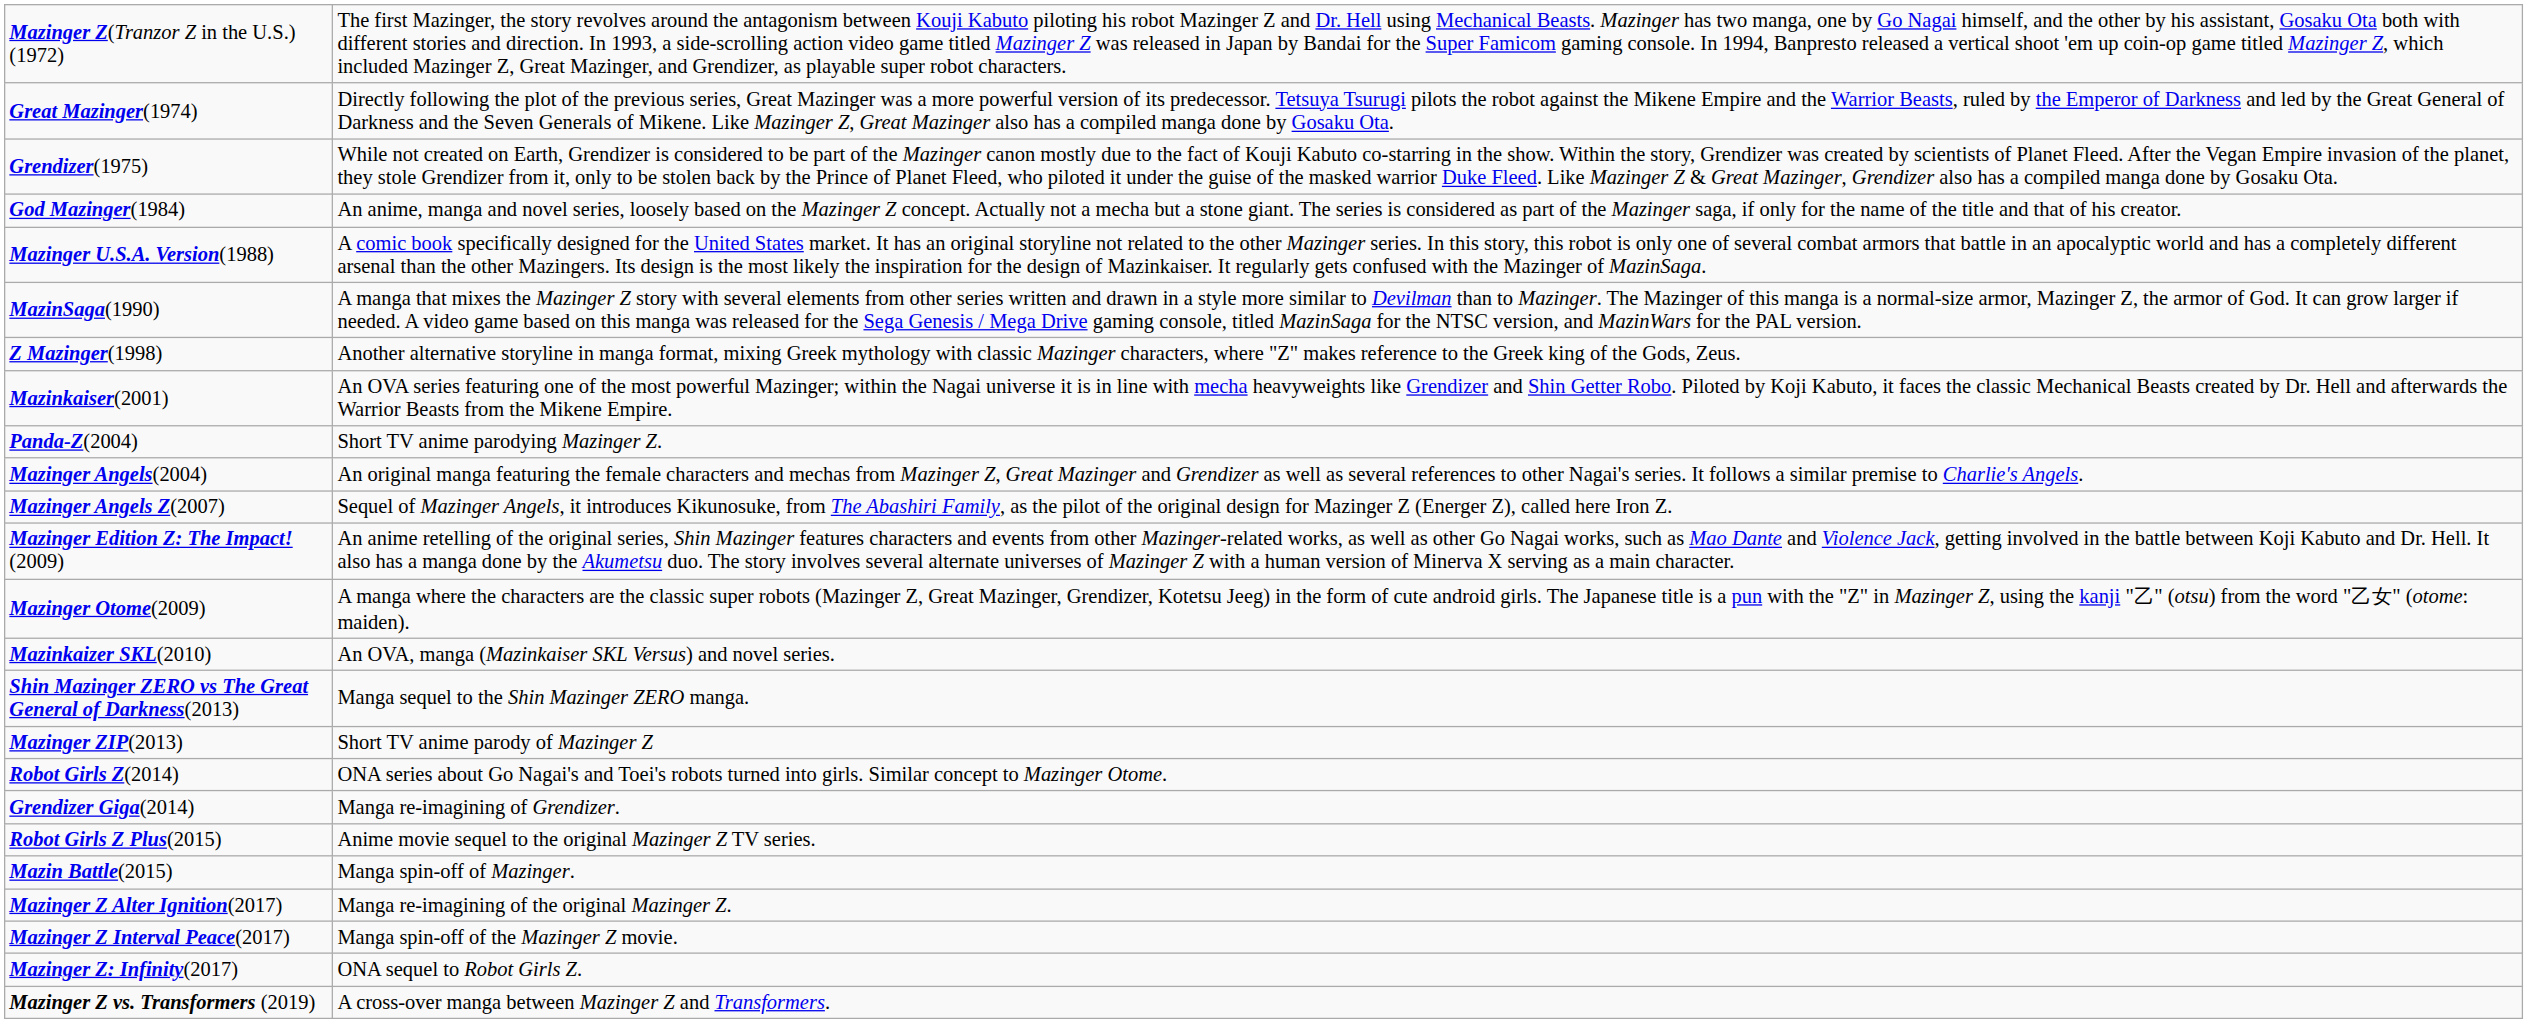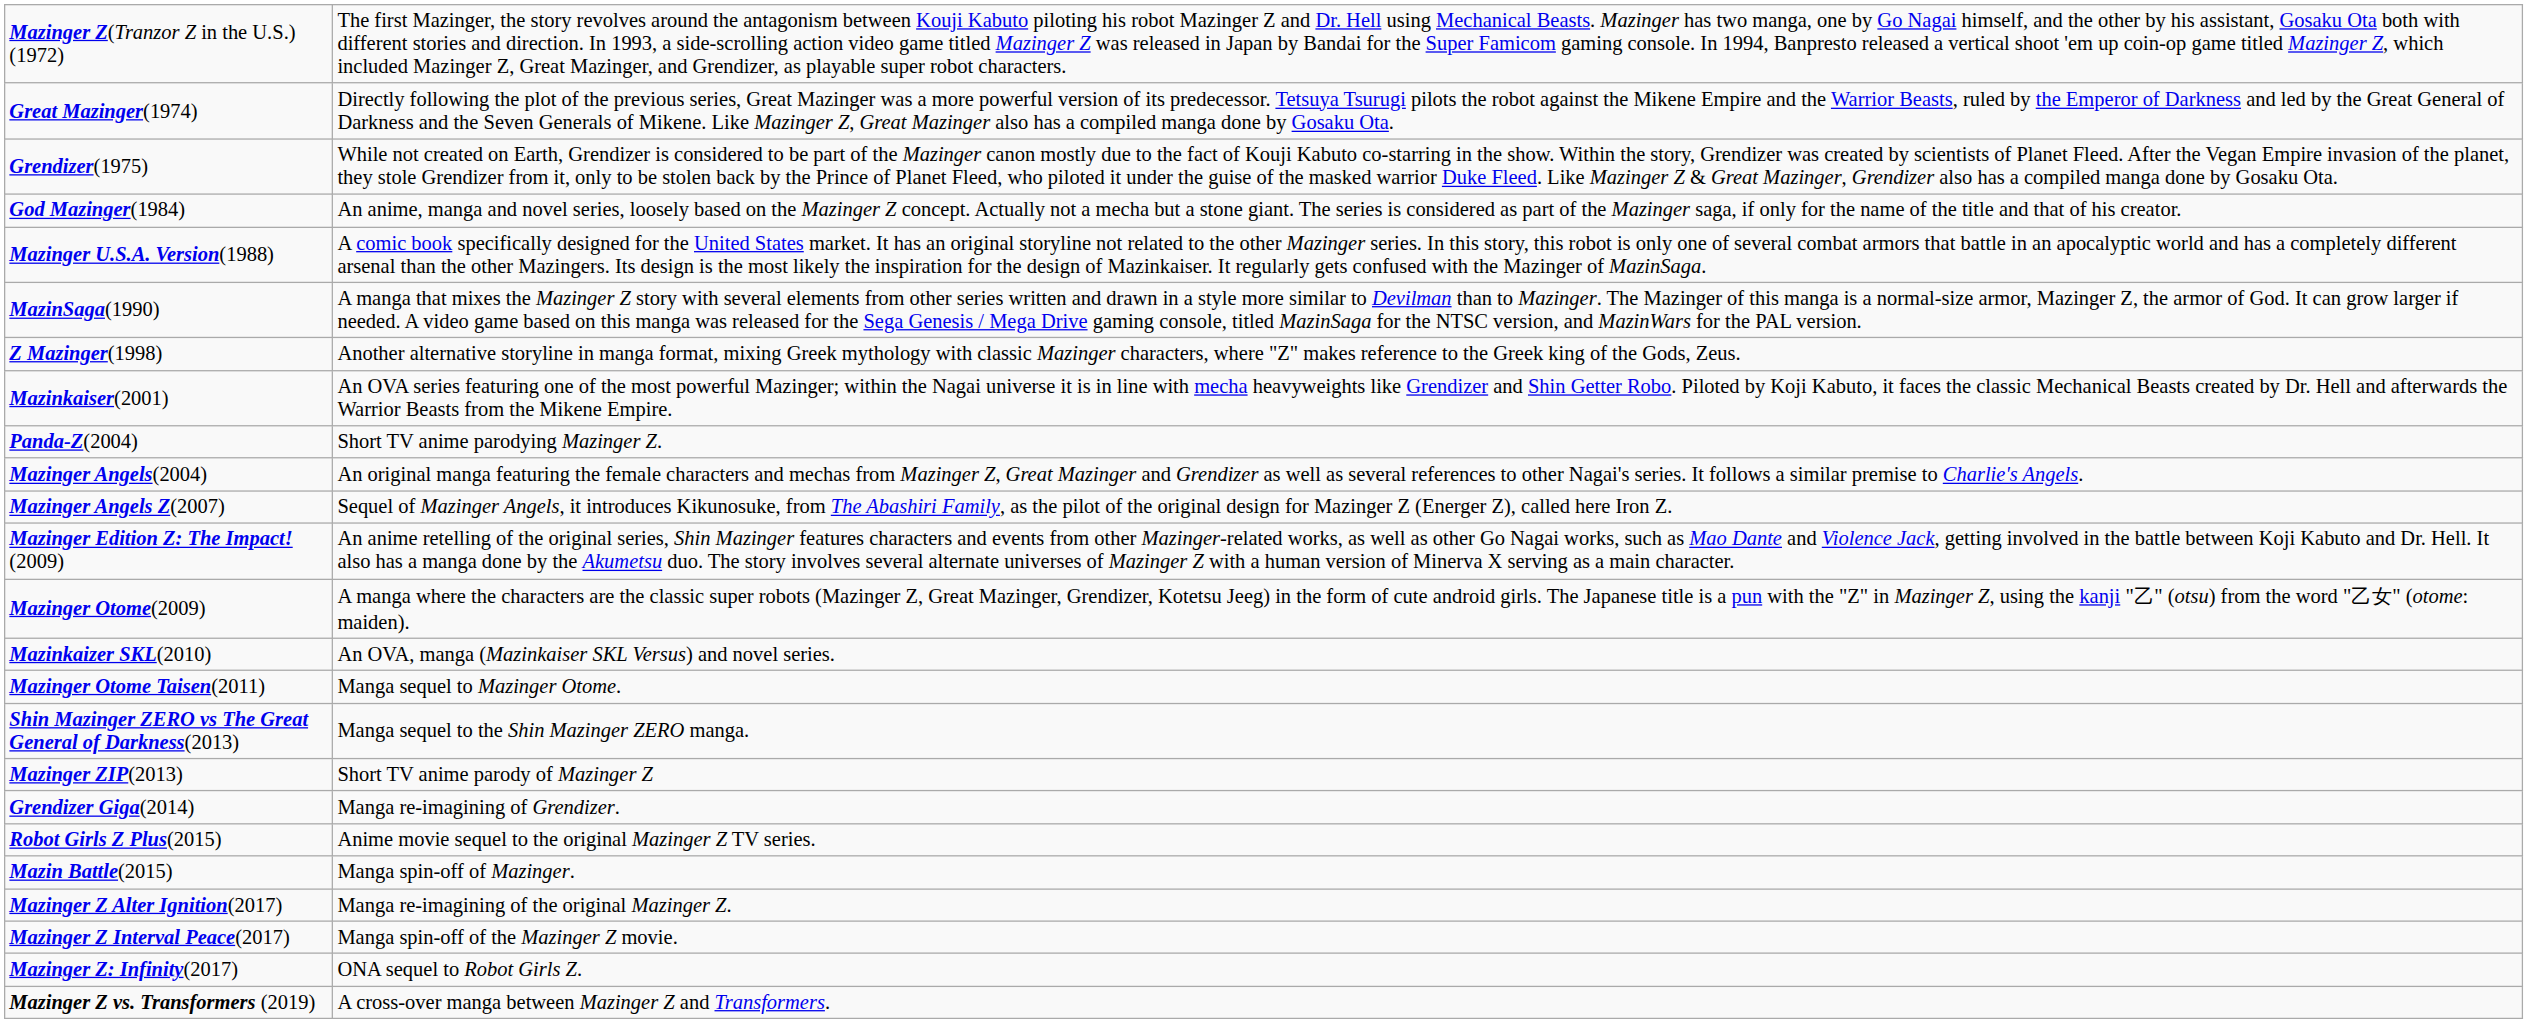+ row: (137, 686)
- row: (94, 774)
